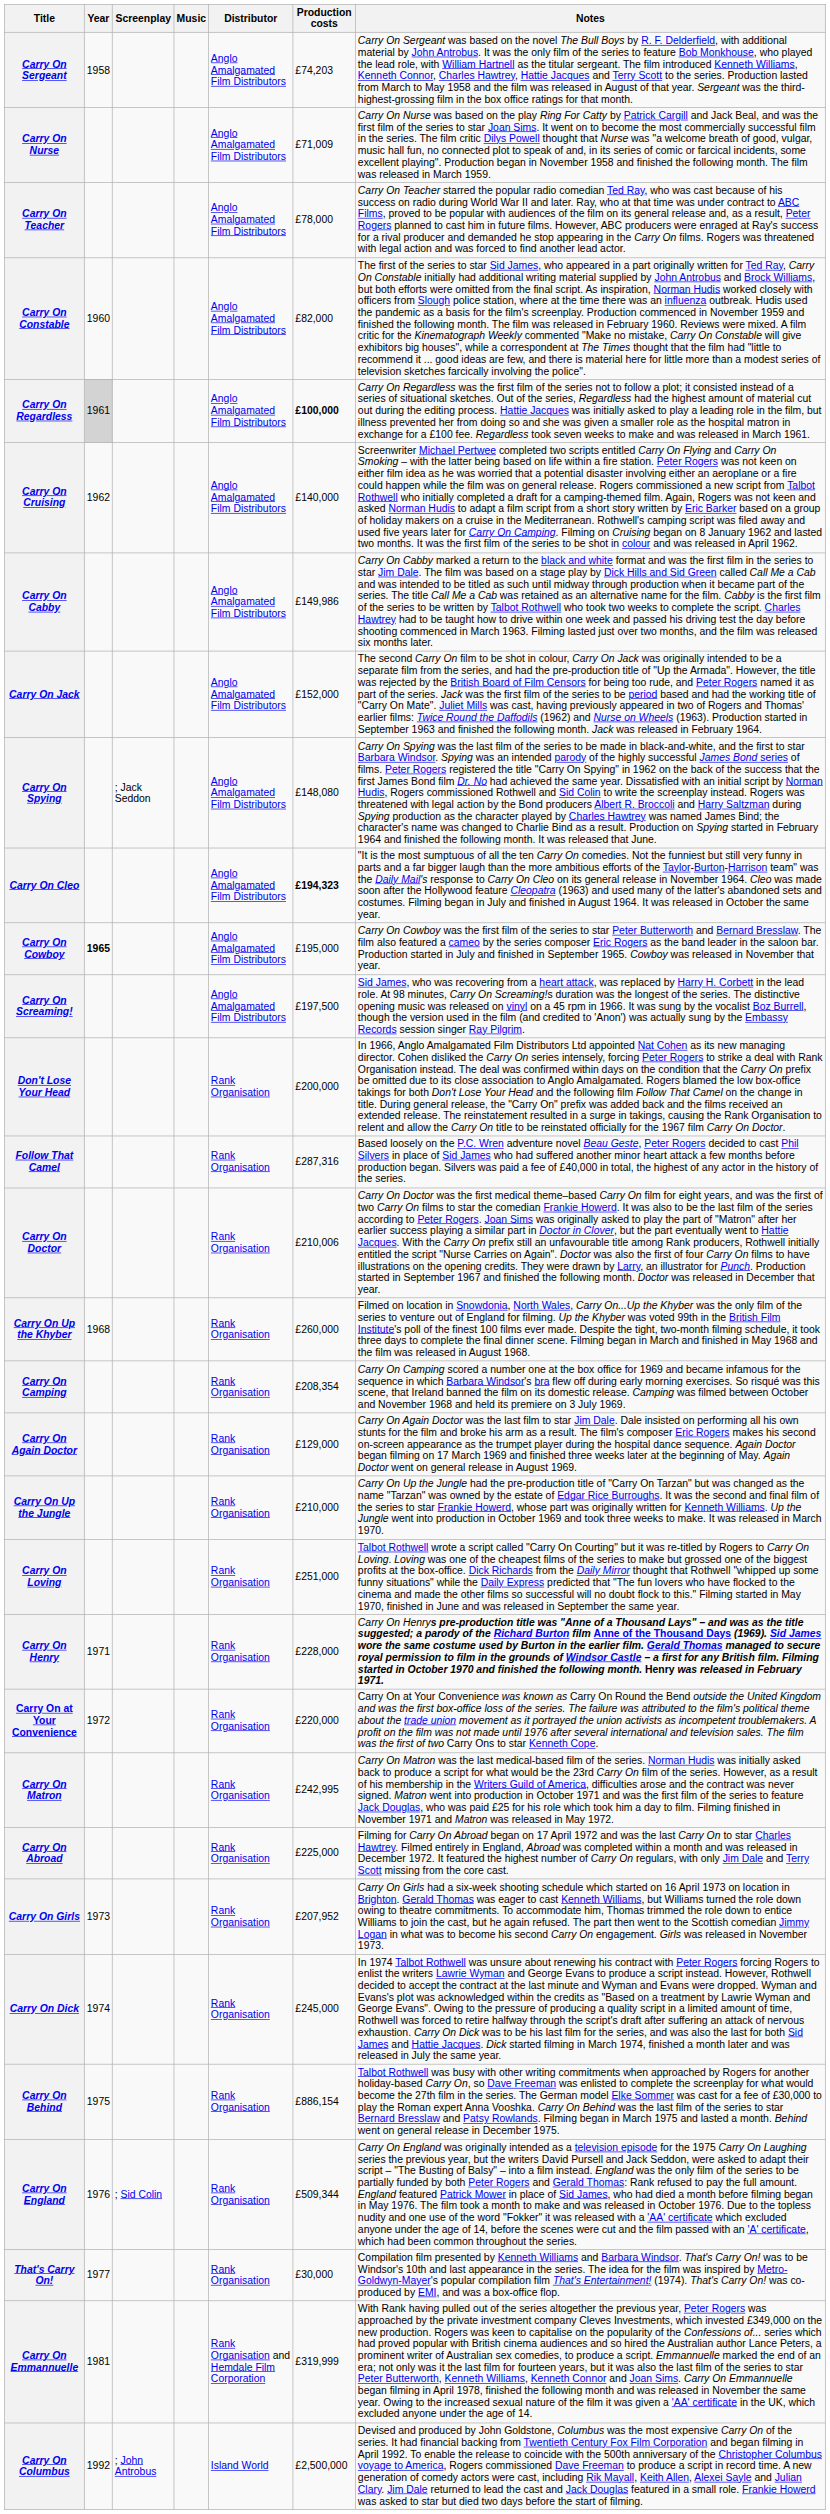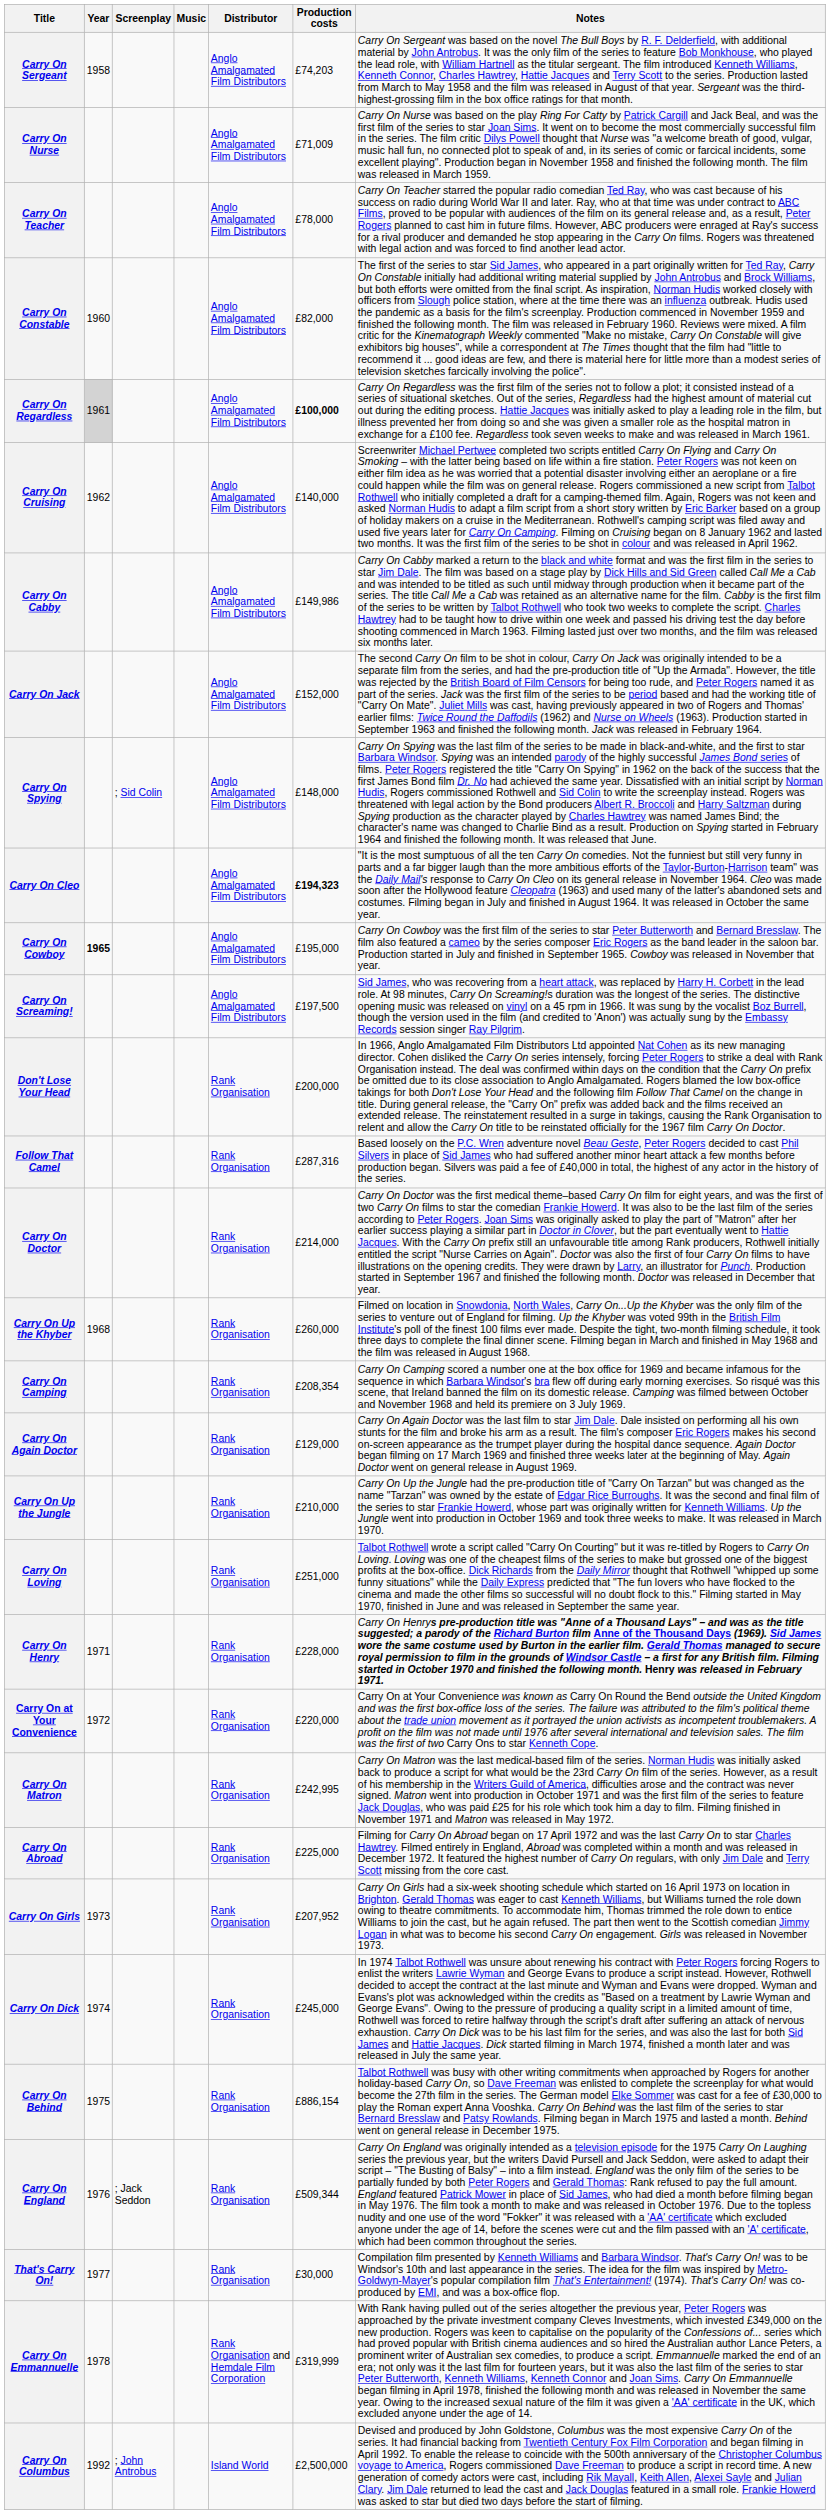(133, 792) ; Jack Seddon -> (138, 792) ; Sid Colin
(317, 792) £148,080 -> (317, 792) £148,000
(317, 1242) £210,006 -> (317, 1242) £214,000
(138, 2194) ; Sid Colin -> (133, 2194) ; Jack Seddon
(98, 2362) 1981 -> (98, 2362) 1978
